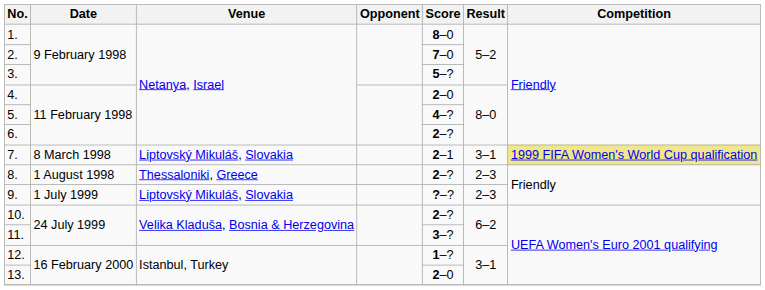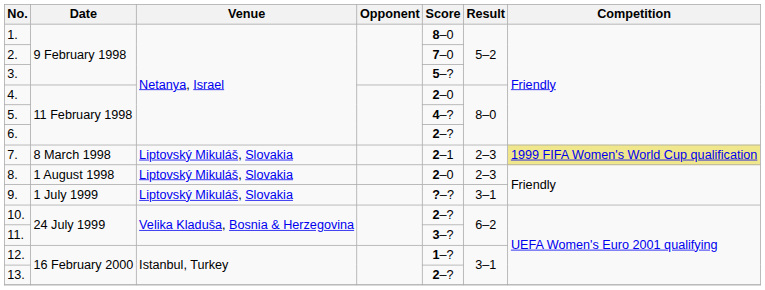(486, 154) 3–1 -> (486, 154) 2–3
(198, 174) Thessaloniki, Greece -> (216, 174) Liptovský Mikuláš, Slovakia
(443, 174) 2–? -> (443, 174) 2–0
(486, 194) 2–3 -> (486, 194) 3–1
(443, 275) 2–0 -> (443, 275) 2–?
